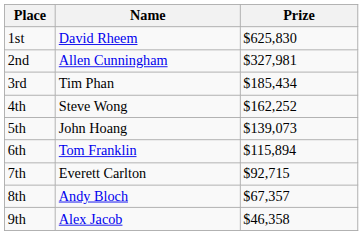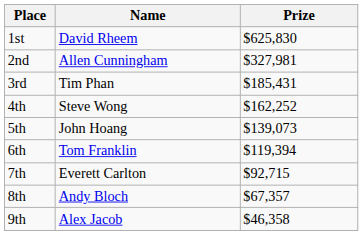(270, 83) $185,434 -> (270, 83) $185,431
(270, 151) $115,894 -> (270, 151) $119,394
